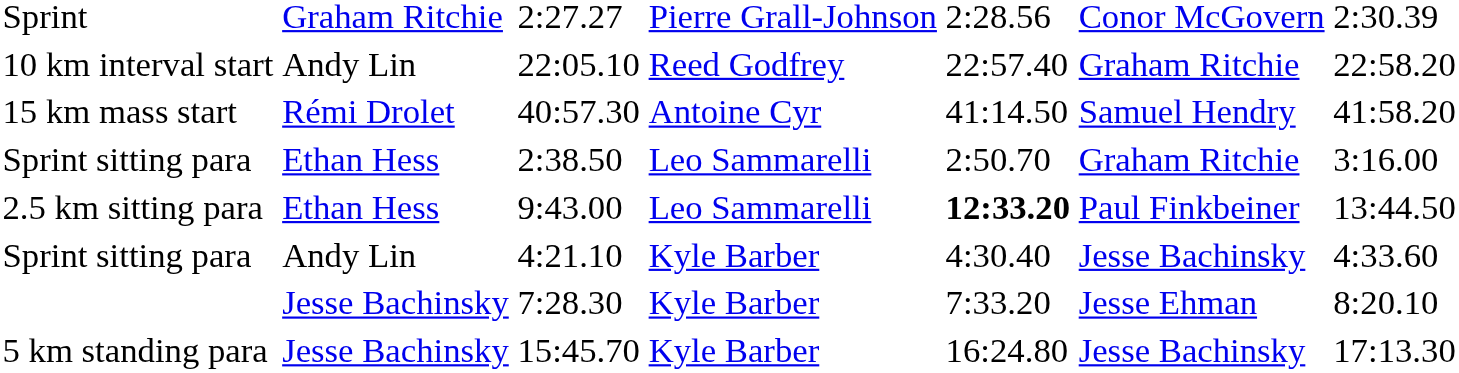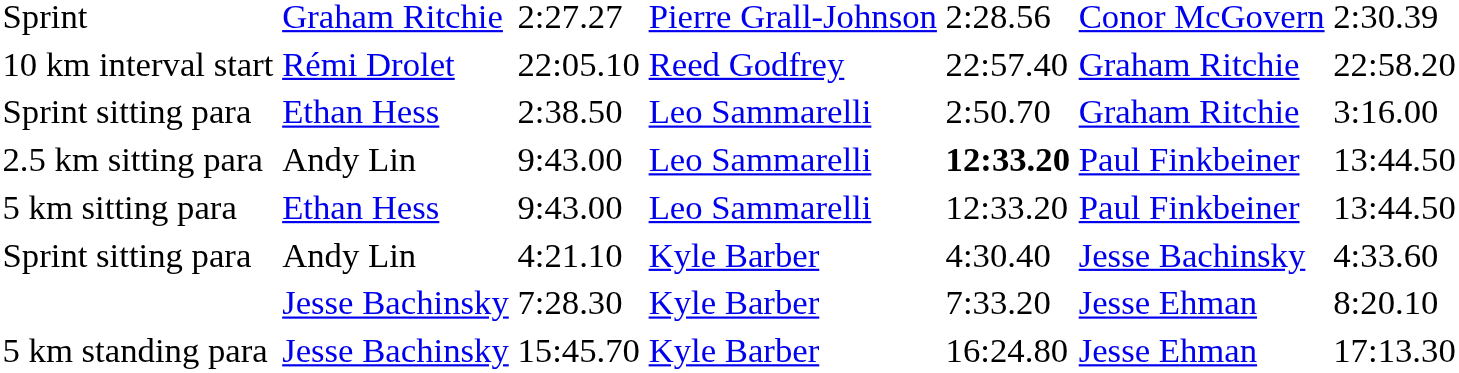(349, 64) Andy Lin -> (368, 64) Rémi Drolet
- row: (120, 111)
(361, 207) Ethan Hess -> (349, 159) Andy Lin
+ row: (120, 207)
(1192, 350) Jesse Bachinsky -> (1168, 350) Jesse Ehman
